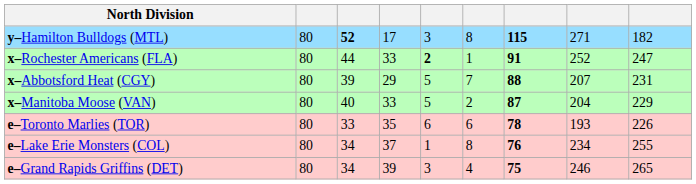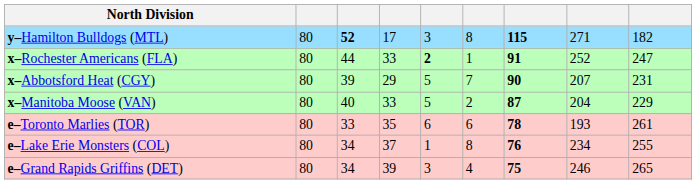(514, 80) 88 -> (514, 80) 90
(643, 124) 226 -> (643, 124) 261
